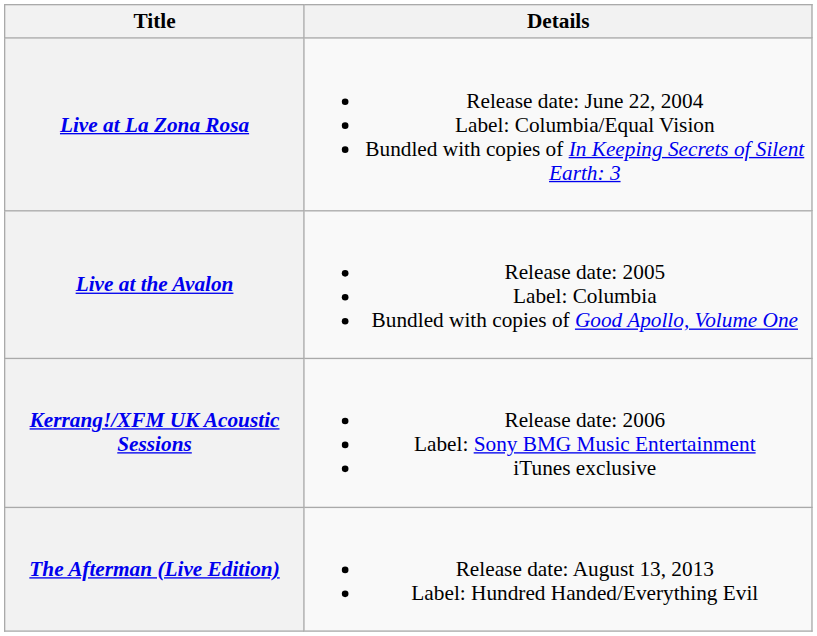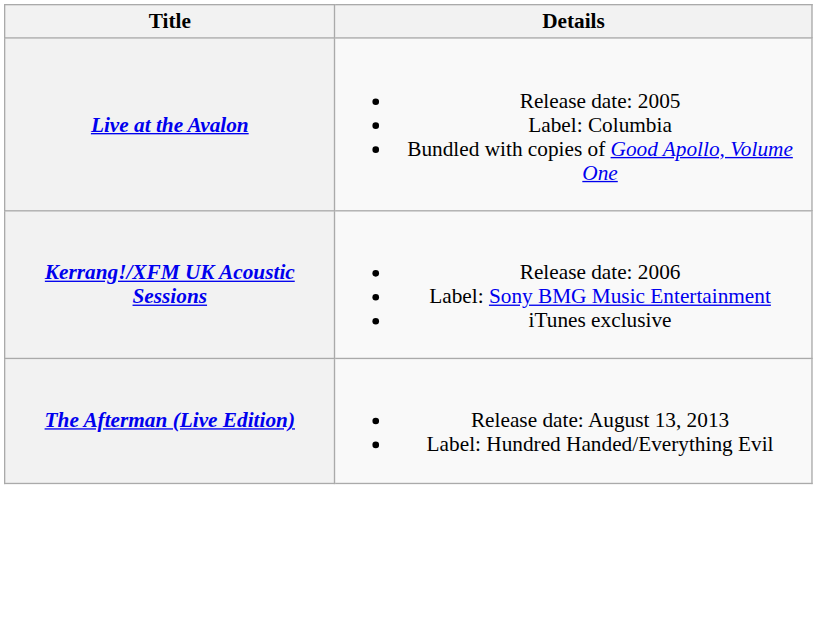- row: (155, 124)
